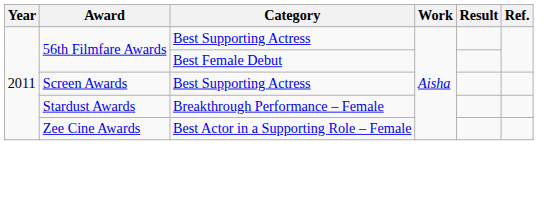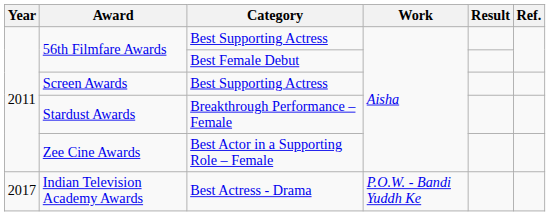+ row: (93, 191)
